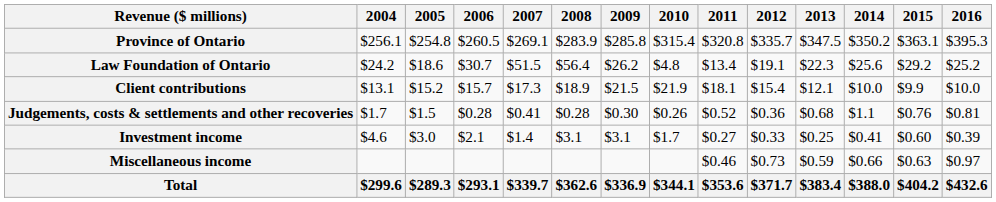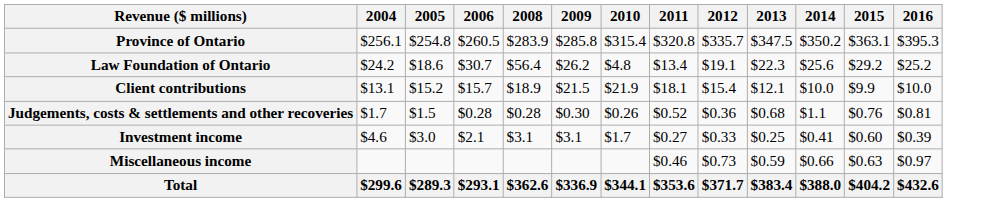- column: (527, 16)
